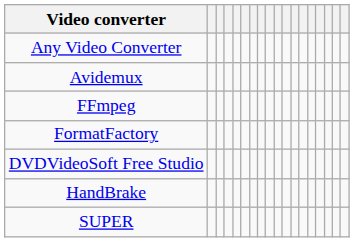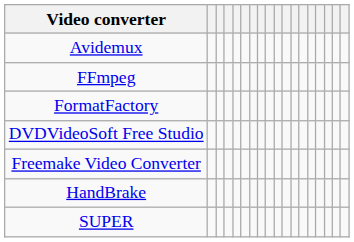- row: (106, 47)
+ row: (106, 163)
